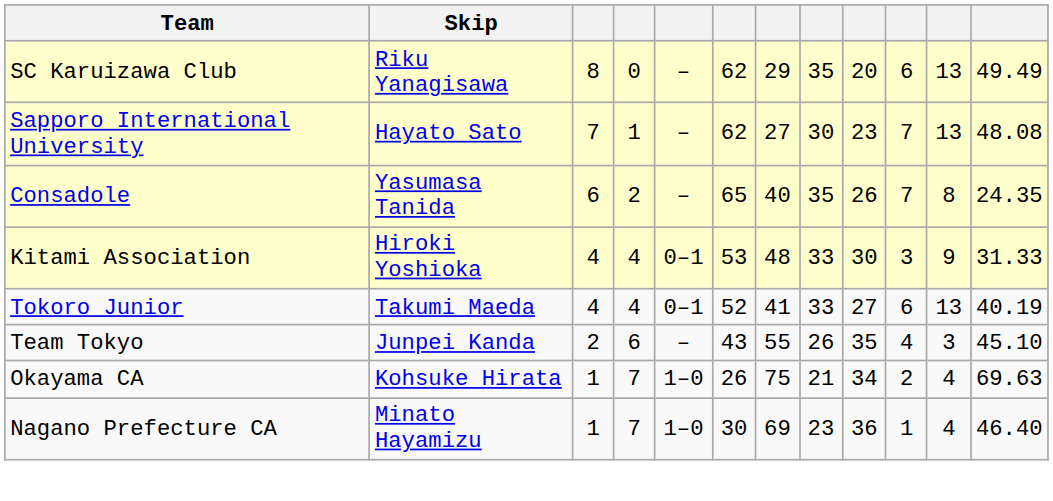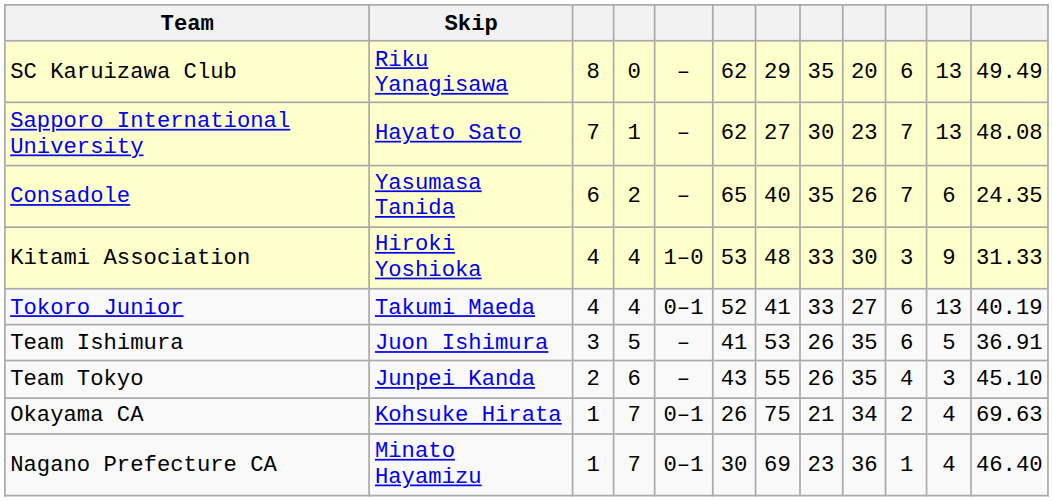(949, 196) 8 -> (949, 196) 6
(684, 258) 0–1 -> (684, 258) 1–0
+ row: (97, 343)
(684, 379) 1–0 -> (684, 415) 0–1
(684, 428) 1–0 -> (684, 464) 0–1
